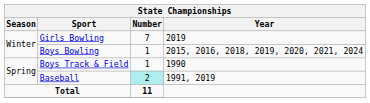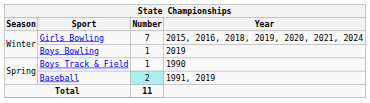(176, 38) 2019 -> (265, 38) 2015, 2016, 2018, 2019, 2020, 2021, 2024
(265, 51) 2015, 2016, 2018, 2019, 2020, 2021, 2024 -> (176, 51) 2019
